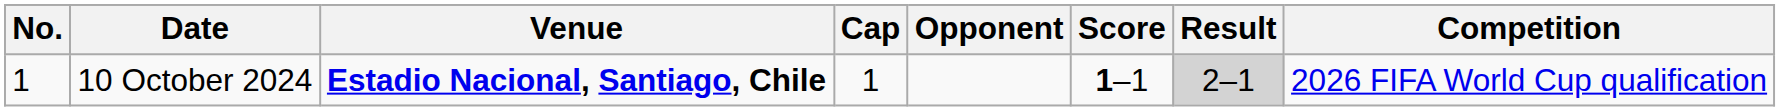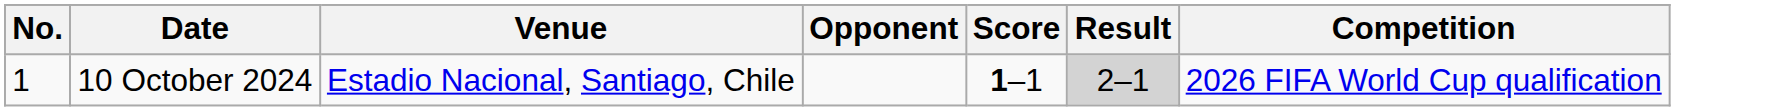- column: (870, 29)
(577, 79) bold -> (561, 79) normal
